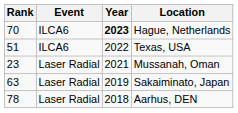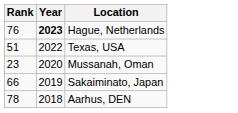- column: (69, 13)
(13, 30) 70 -> (13, 30) 76
(117, 64) 2021 -> (51, 64) 2020
(13, 82) 63 -> (13, 82) 66
